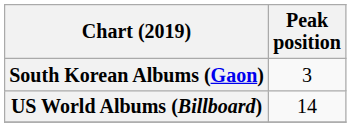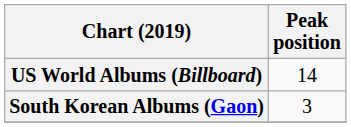rows swapped: (137, 74) <-> (137, 106)
